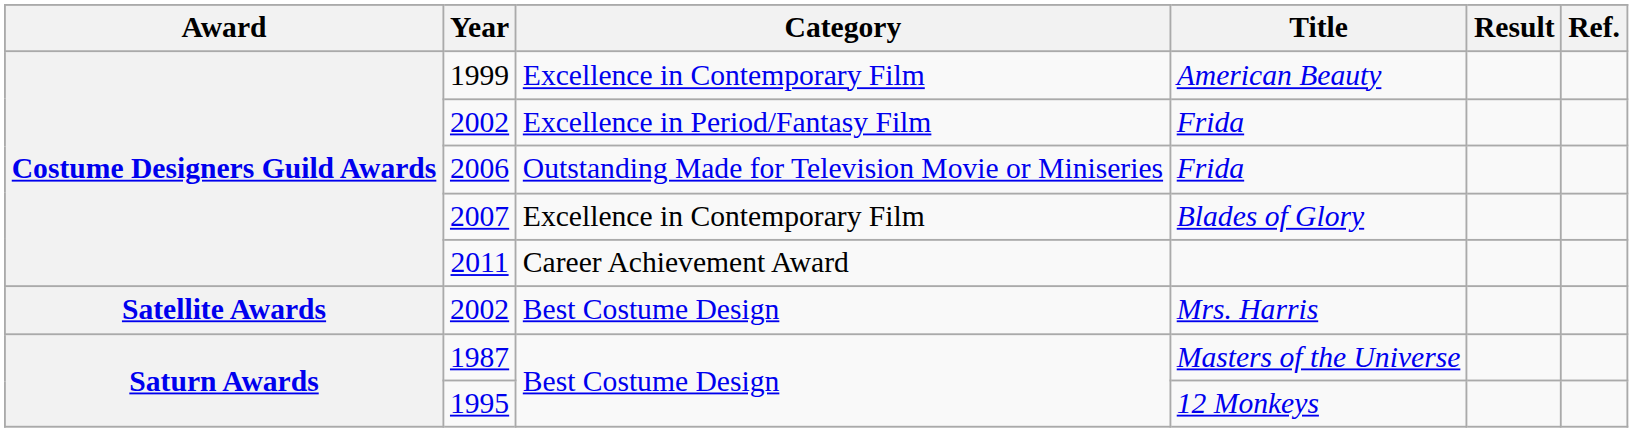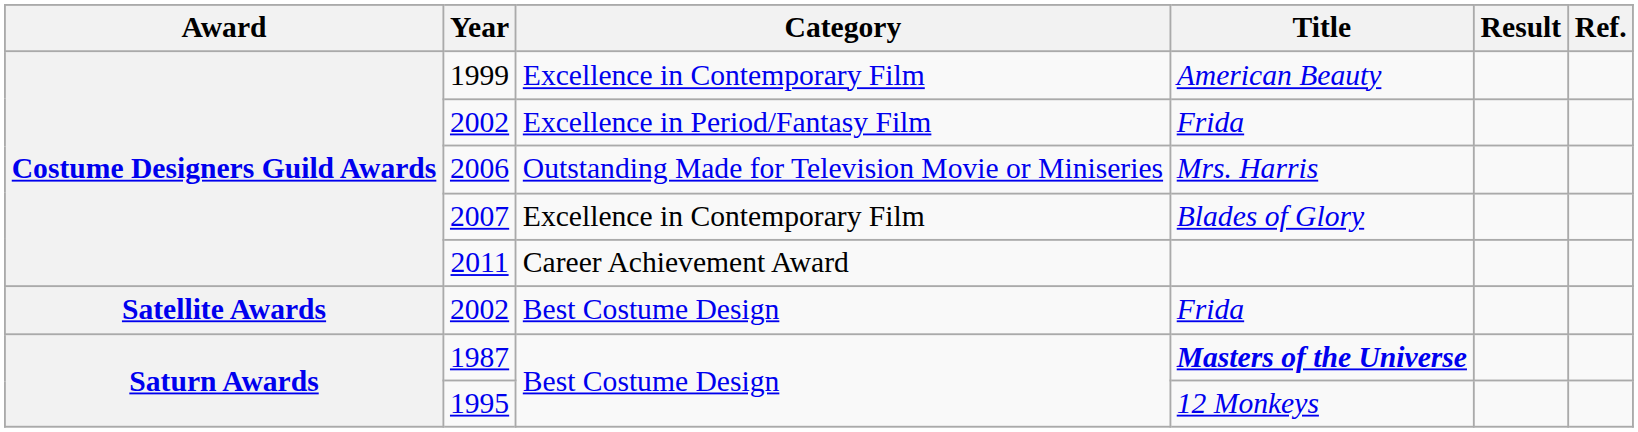(1210, 168) Frida -> (1247, 168) Mrs. Harris
(1247, 309) Mrs. Harris -> (1210, 309) Frida
(1319, 356) normal -> (1322, 356) bold
